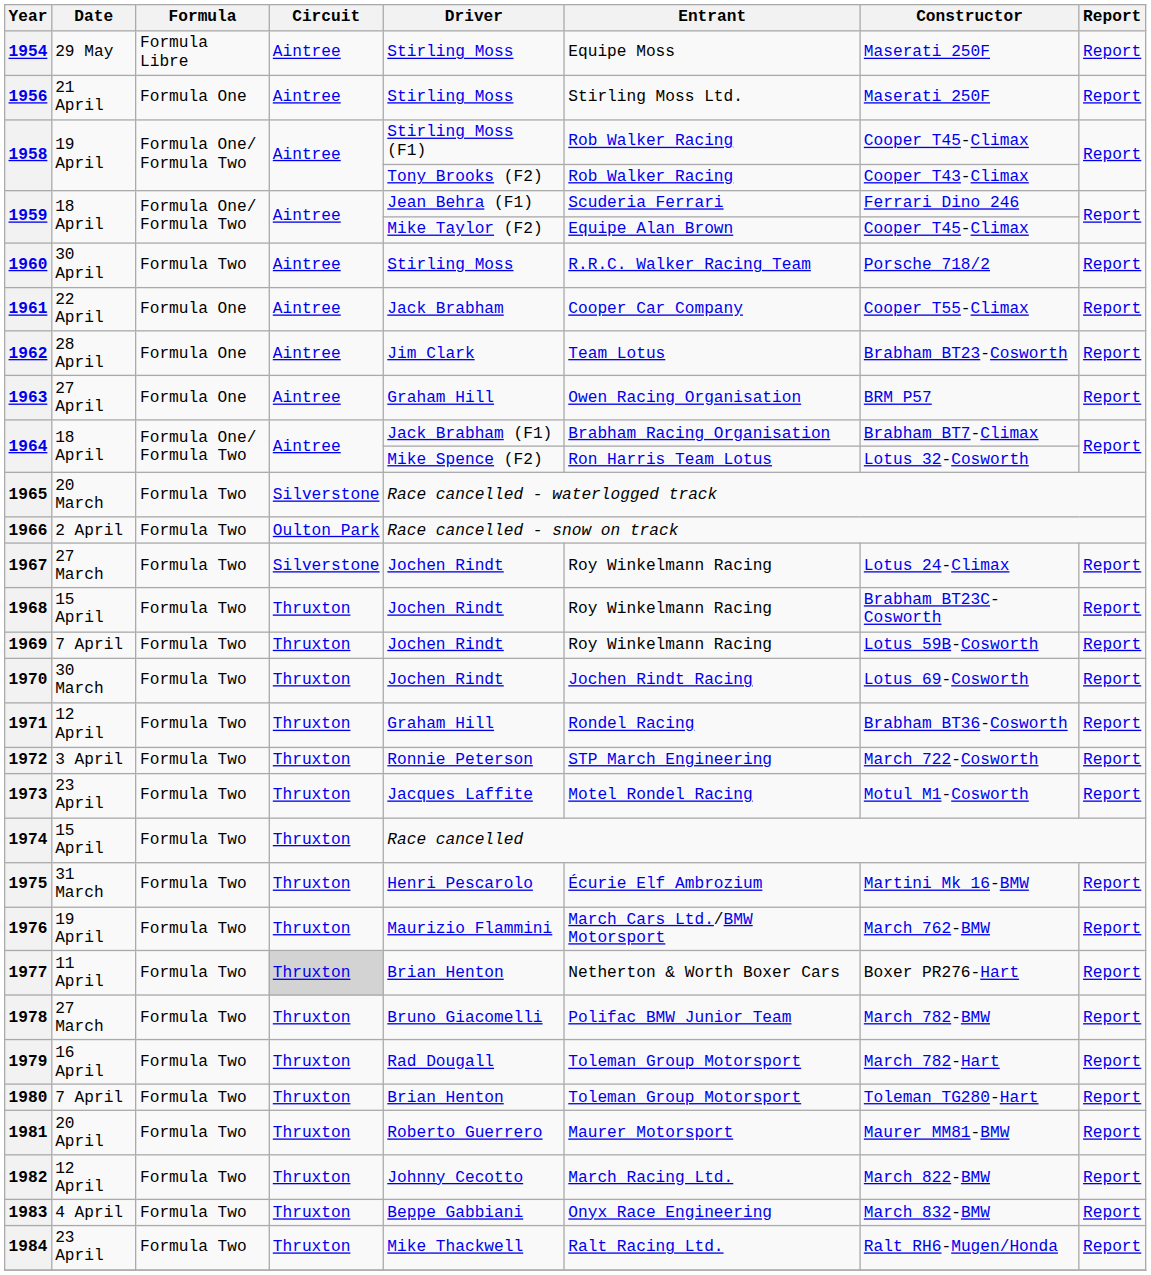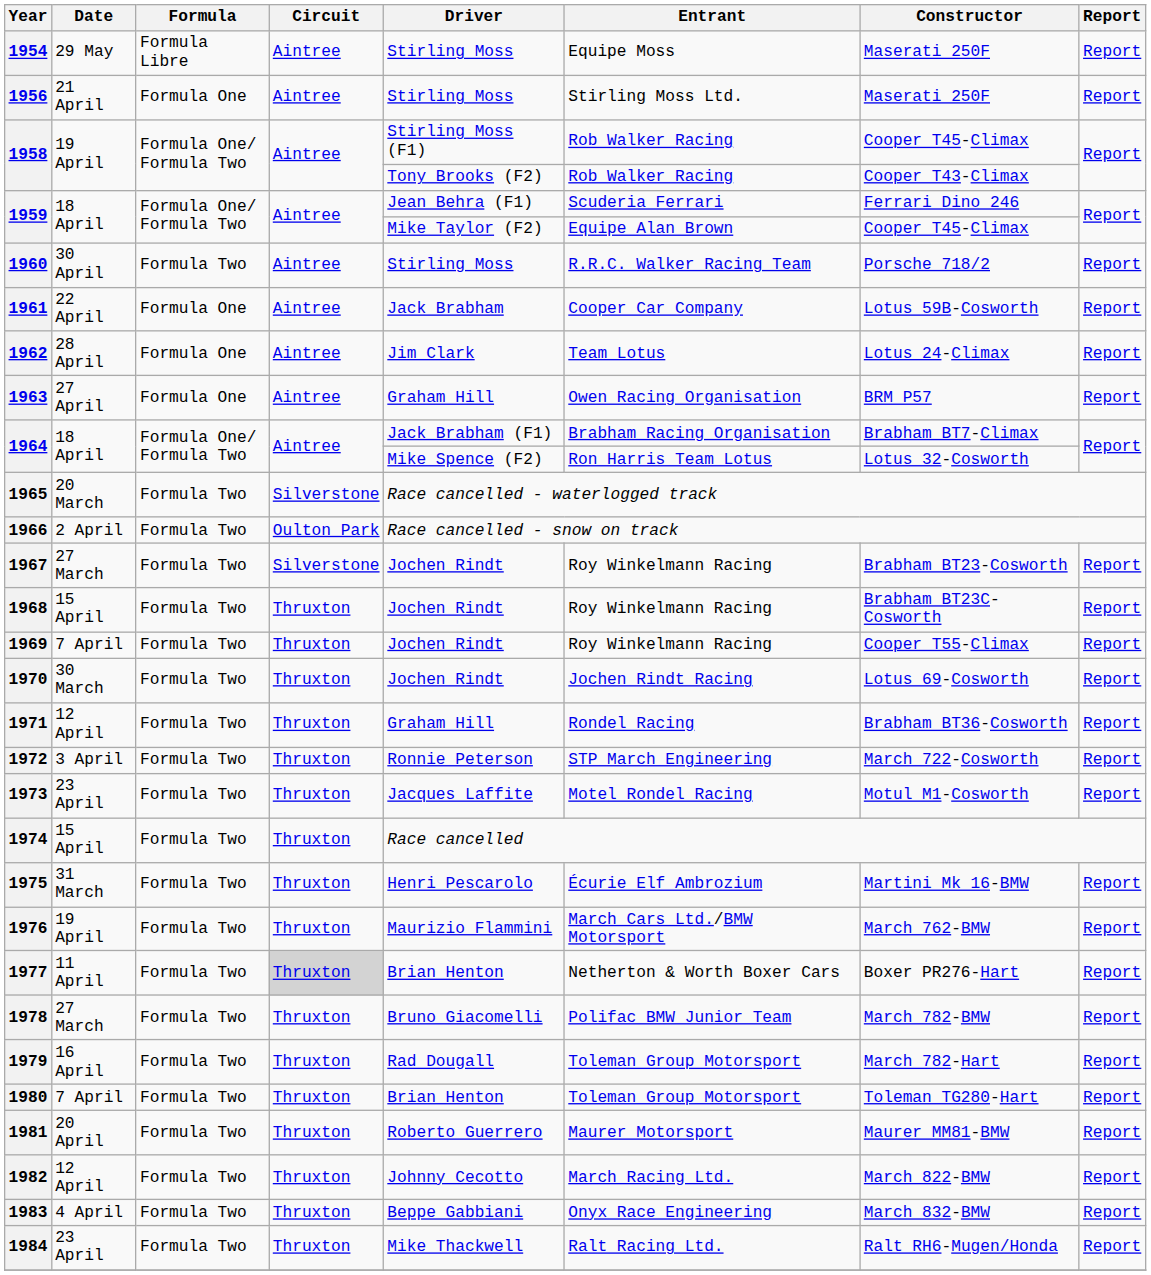(946, 310) Cooper T55-Climax -> (951, 310) Lotus 59B-Cosworth
(966, 354) Brabham BT23-Cosworth -> (937, 354) Lotus 24-Climax
(937, 566) Lotus 24-Climax -> (966, 566) Brabham BT23-Cosworth
(951, 645) Lotus 59B-Cosworth -> (946, 645) Cooper T55-Climax
